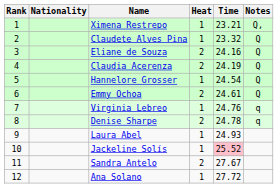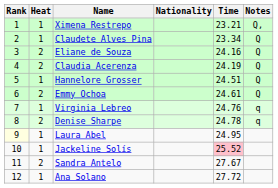columns swapped: (202, 11) <-> (59, 11)
(228, 39) 23.32 -> (228, 39) 23.34
(228, 80) 24.54 -> (228, 80) 24.51
(17, 135) no background -> (17, 135) lightyellow background
(228, 135) 24.93 -> (228, 135) 24.95
